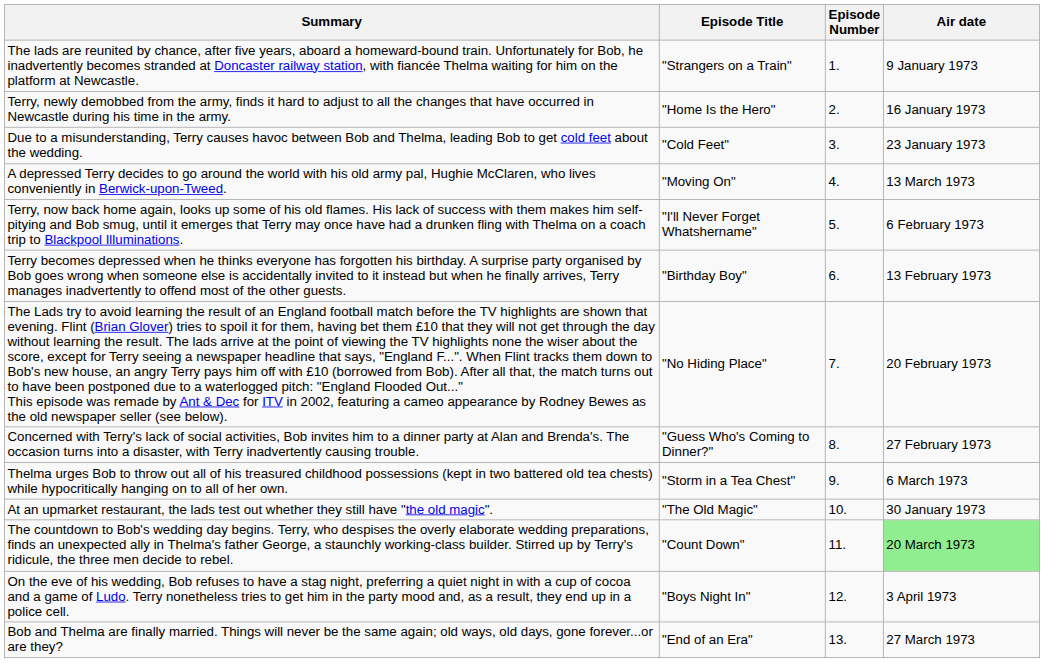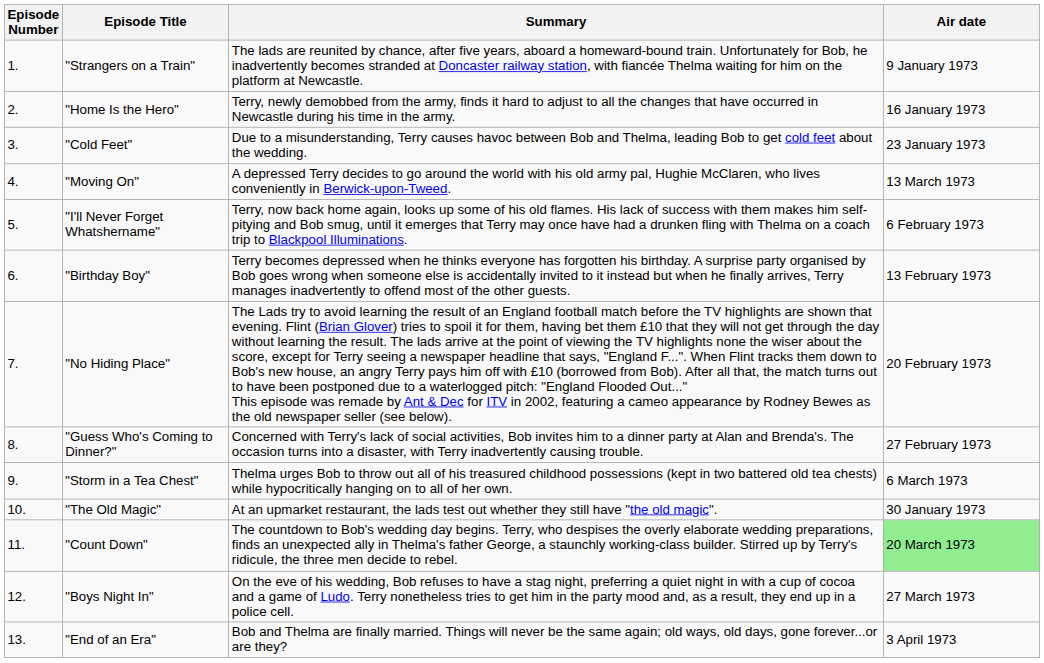columns swapped: (854, 22) <-> (332, 22)
(921, 596) 3 April 1973 -> (931, 596) 27 March 1973
(931, 639) 27 March 1973 -> (921, 639) 3 April 1973
